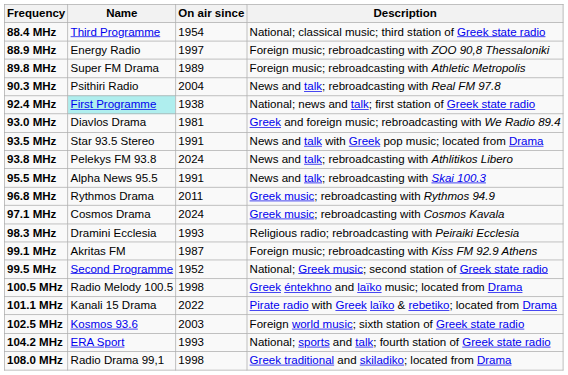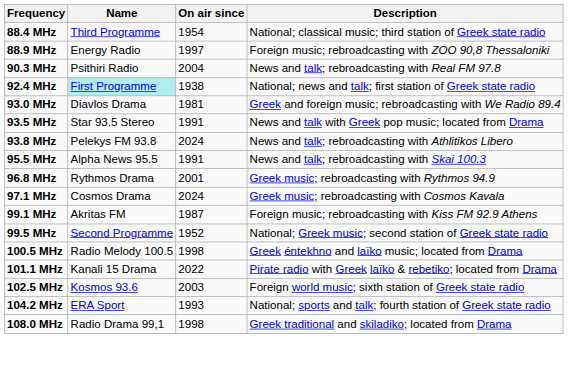- row: (32, 68)
(191, 196) 2011 -> (191, 178) 2001
- row: (32, 232)
